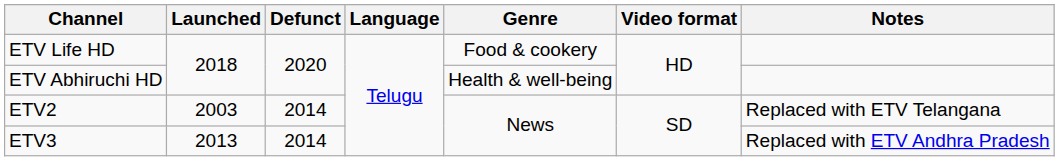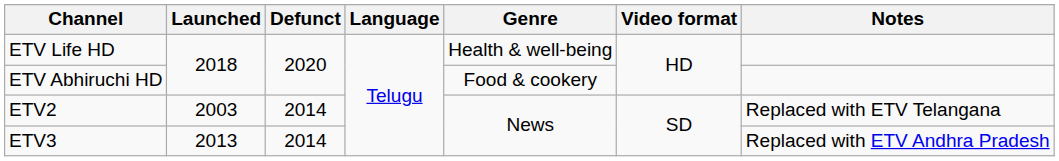(530, 49) Food & cookery -> (530, 49) Health & well-being
(530, 79) Health & well-being -> (530, 79) Food & cookery
